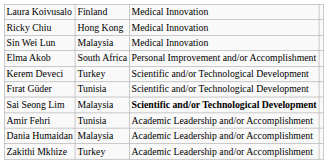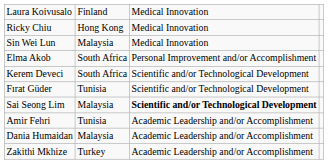(91, 74) Turkey -> (102, 74) South Africa
